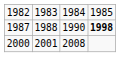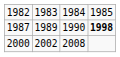(46, 28) 1988 -> (46, 28) 1989
(46, 44) 2001 -> (46, 44) 2002
